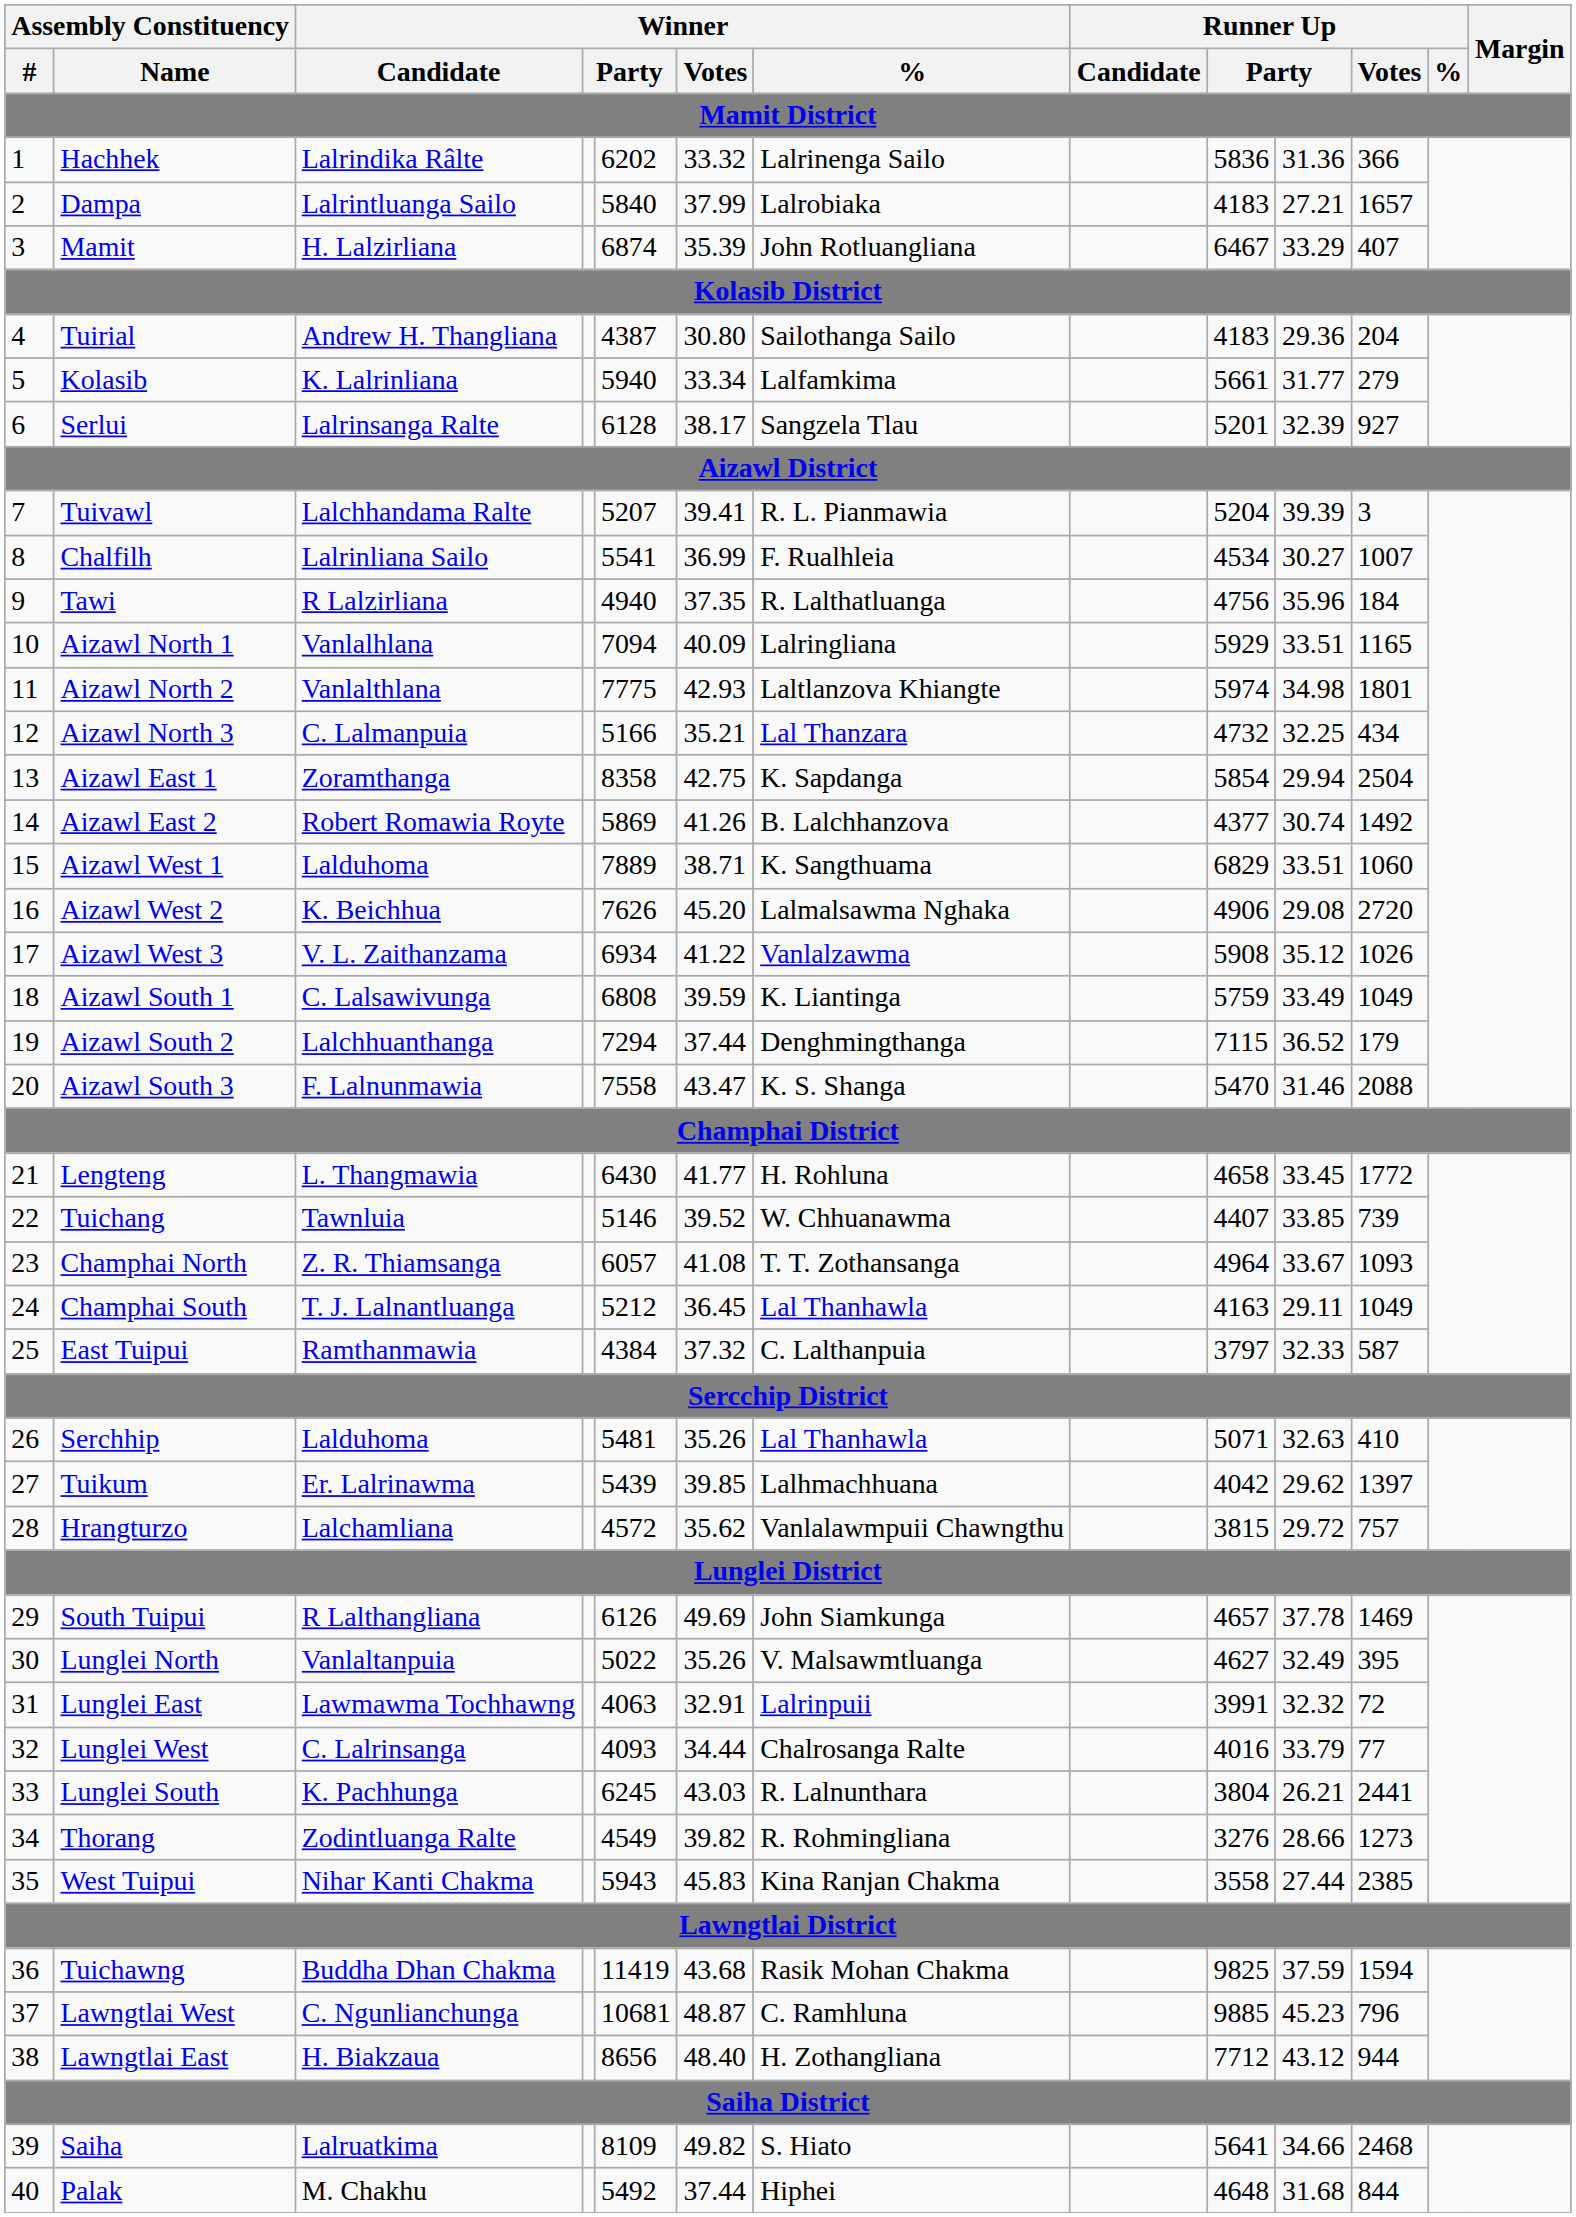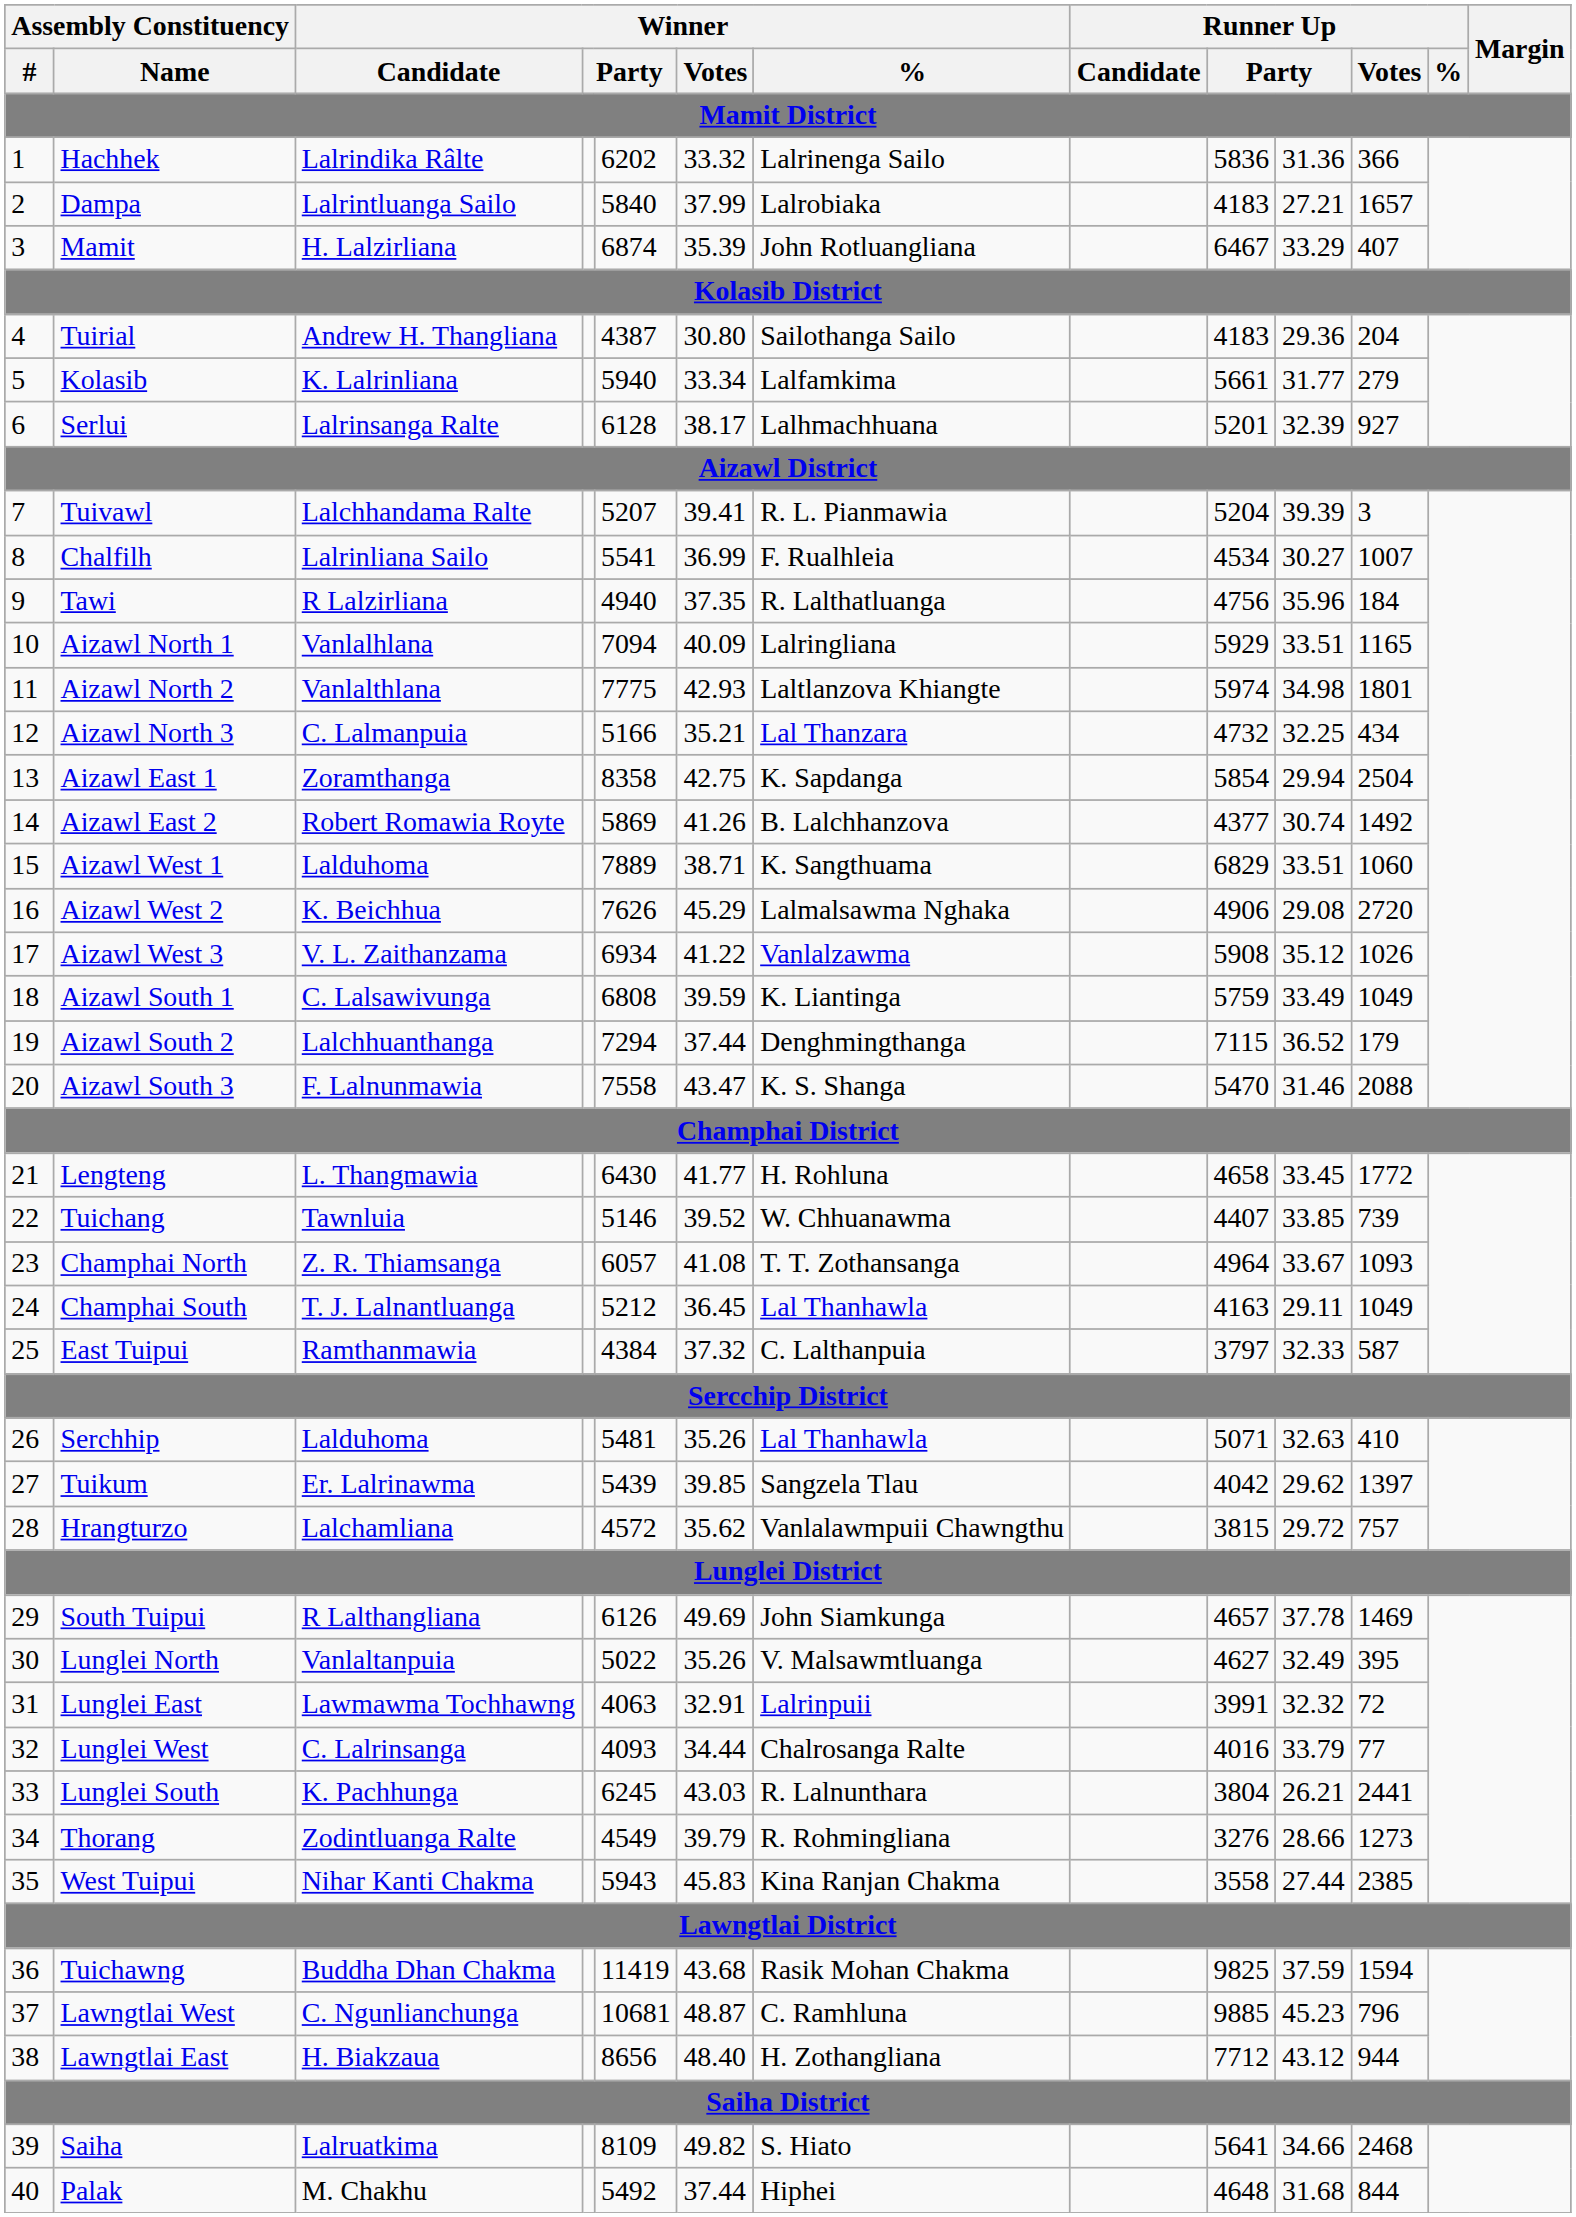(839, 423) Sangzela Tlau -> (849, 423) Lalhmachhuana
(715, 909) 45.20 -> (715, 909) 45.29
(849, 1483) Lalhmachhuana -> (839, 1483) Sangzela Tlau
(715, 1836) 39.82 -> (715, 1836) 39.79
